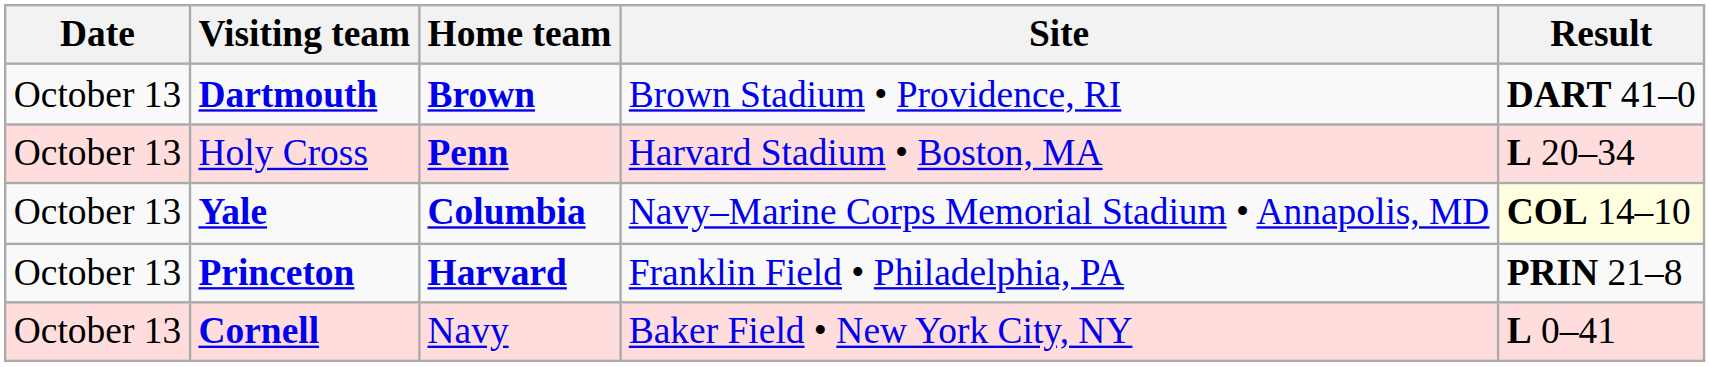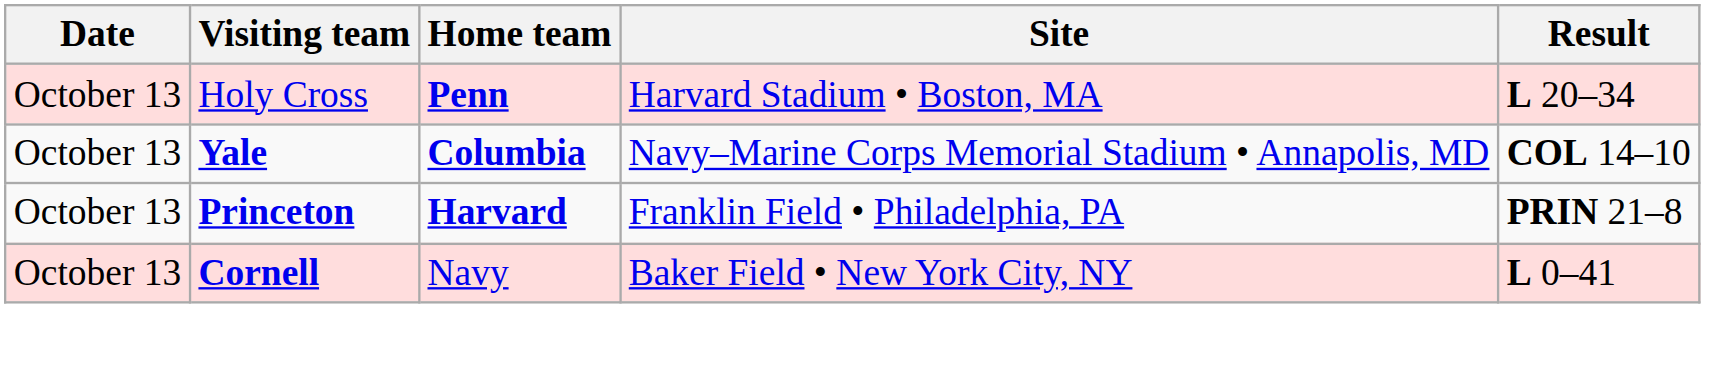- row: (288, 93)
(1599, 212) lightyellow background -> (1599, 152) no background
